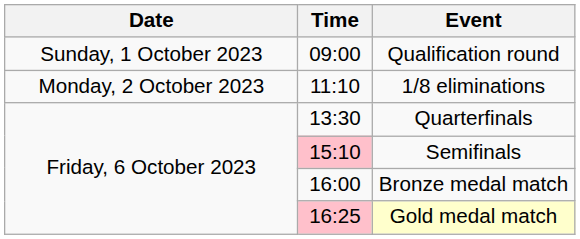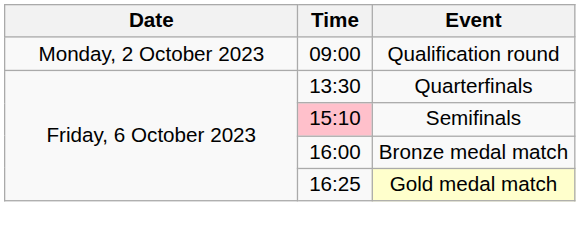(151, 53) Sunday, 1 October 2023 -> (151, 53) Monday, 2 October 2023
- row: (473, 86)
(335, 217) pink background -> (335, 184) no background
